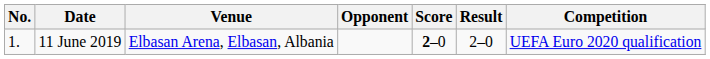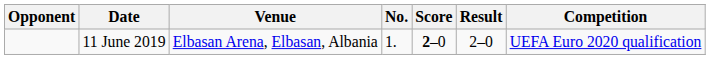columns swapped: (20, 16) <-> (375, 16)
